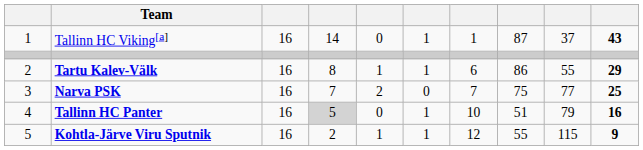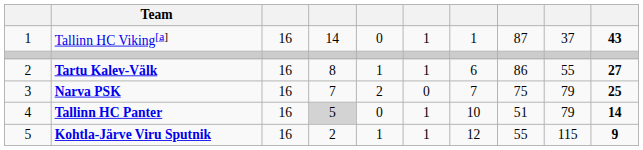(615, 70) 29 -> (615, 70) 27
(568, 91) 77 -> (568, 91) 79
(615, 113) 16 -> (615, 113) 14
